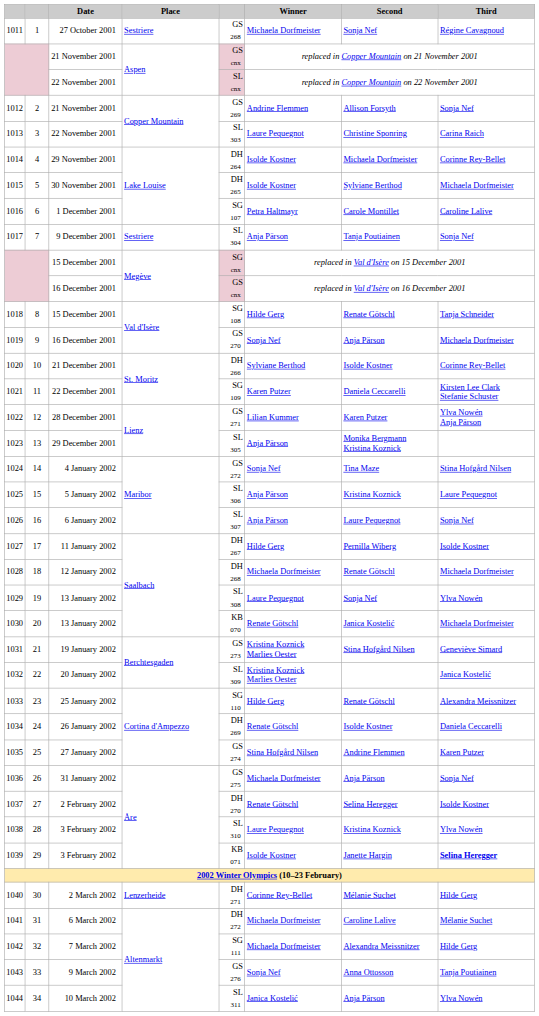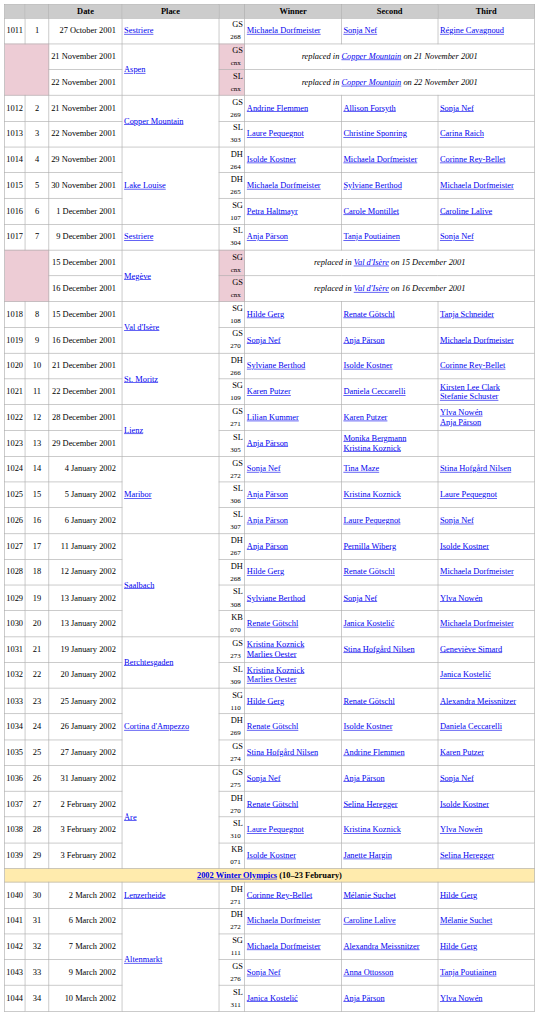(271, 185) Isolde Kostner -> (284, 185) Michaela Dorfmeister
(266, 546) Hilde Gerg -> (267, 546) Anja Pärson
(284, 572) Michaela Dorfmeister -> (266, 572) Hilde Gerg
(275, 597) Laure Pequegnot -> (276, 597) Sylviane Berthod
(284, 778) Michaela Dorfmeister -> (264, 778) Sonja Nef
(469, 855) bold -> (467, 855) normal
